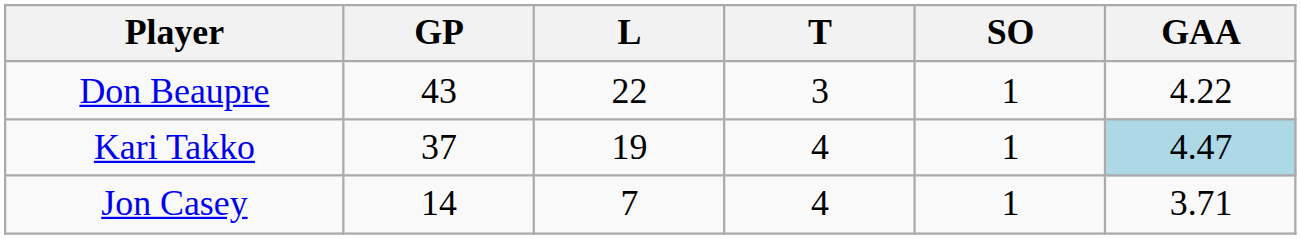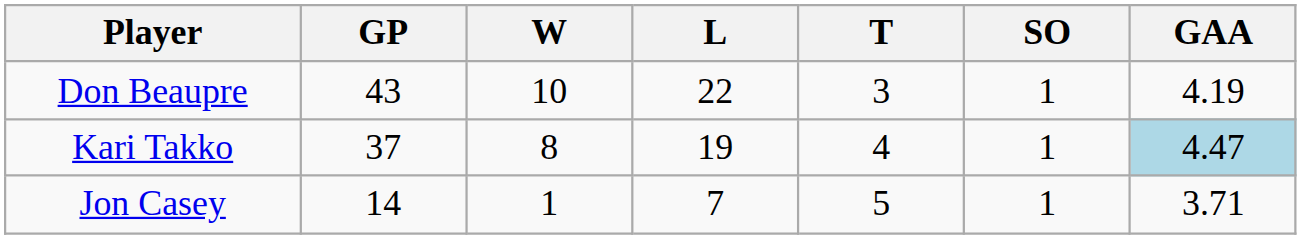+ column: (549, 32)
(1201, 89) 4.22 -> (1213, 89) 4.19
(820, 203) 4 -> (881, 203) 5
